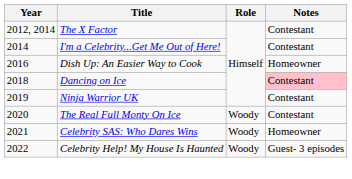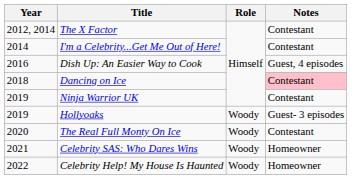(294, 64) Homeowner -> (306, 64) Guest, 4 episodes
+ row: (82, 115)
(306, 149) Guest- 3 episodes -> (294, 166) Homeowner
